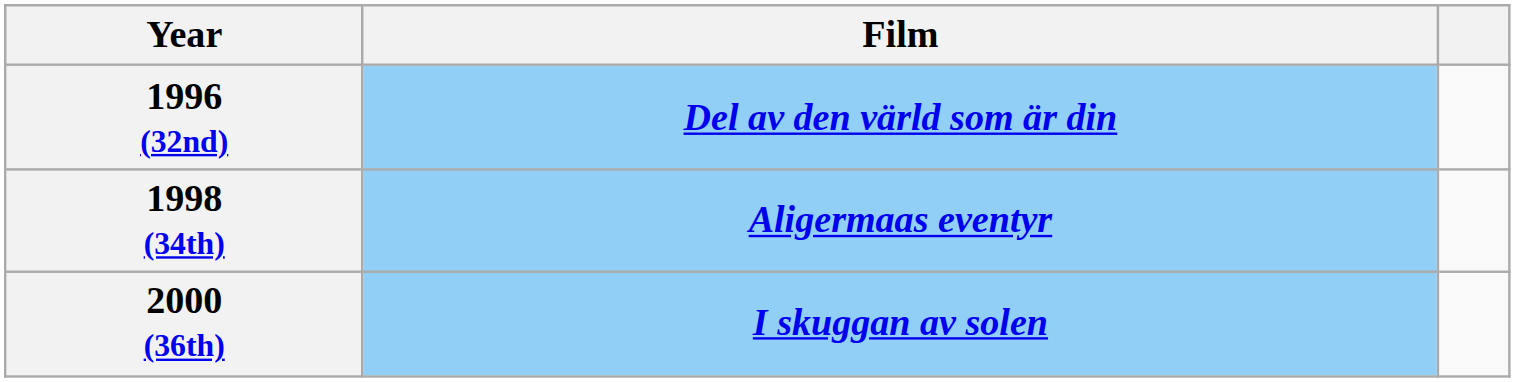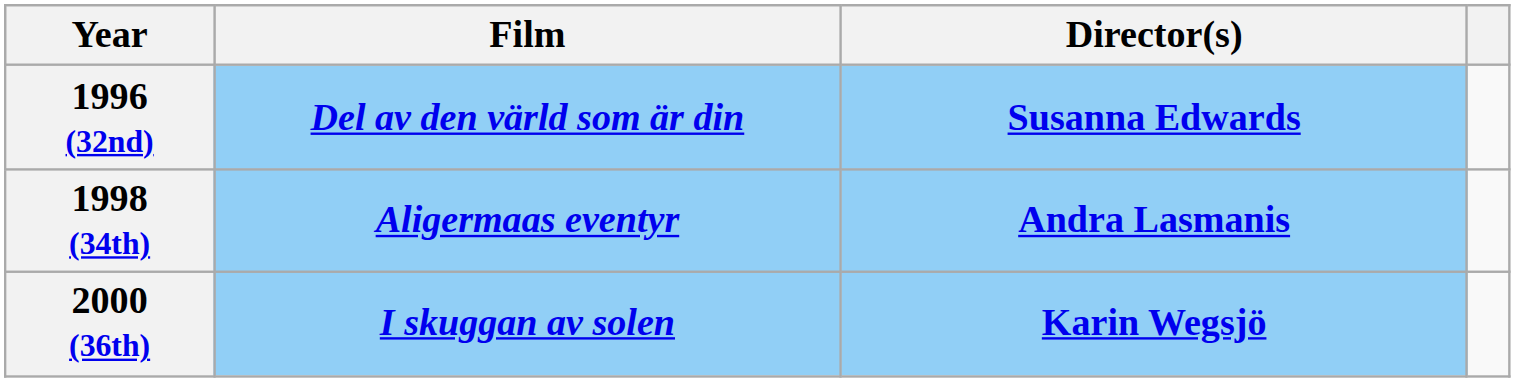+ column: (1154, 34)
